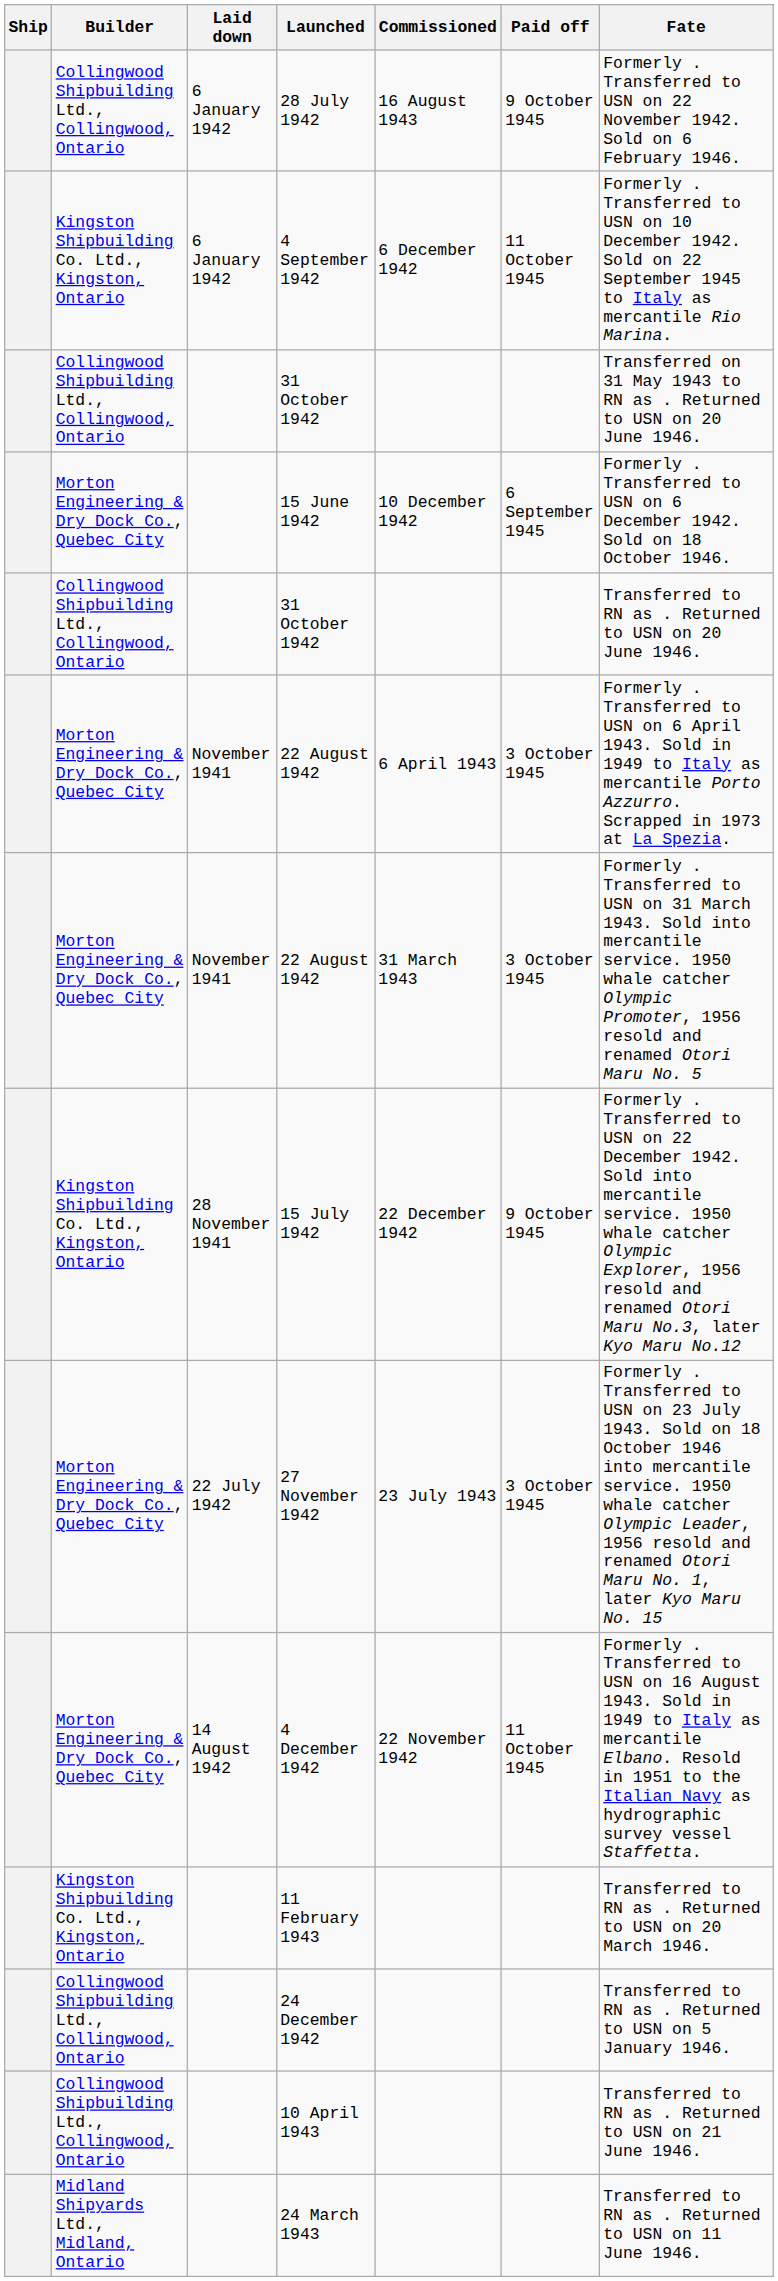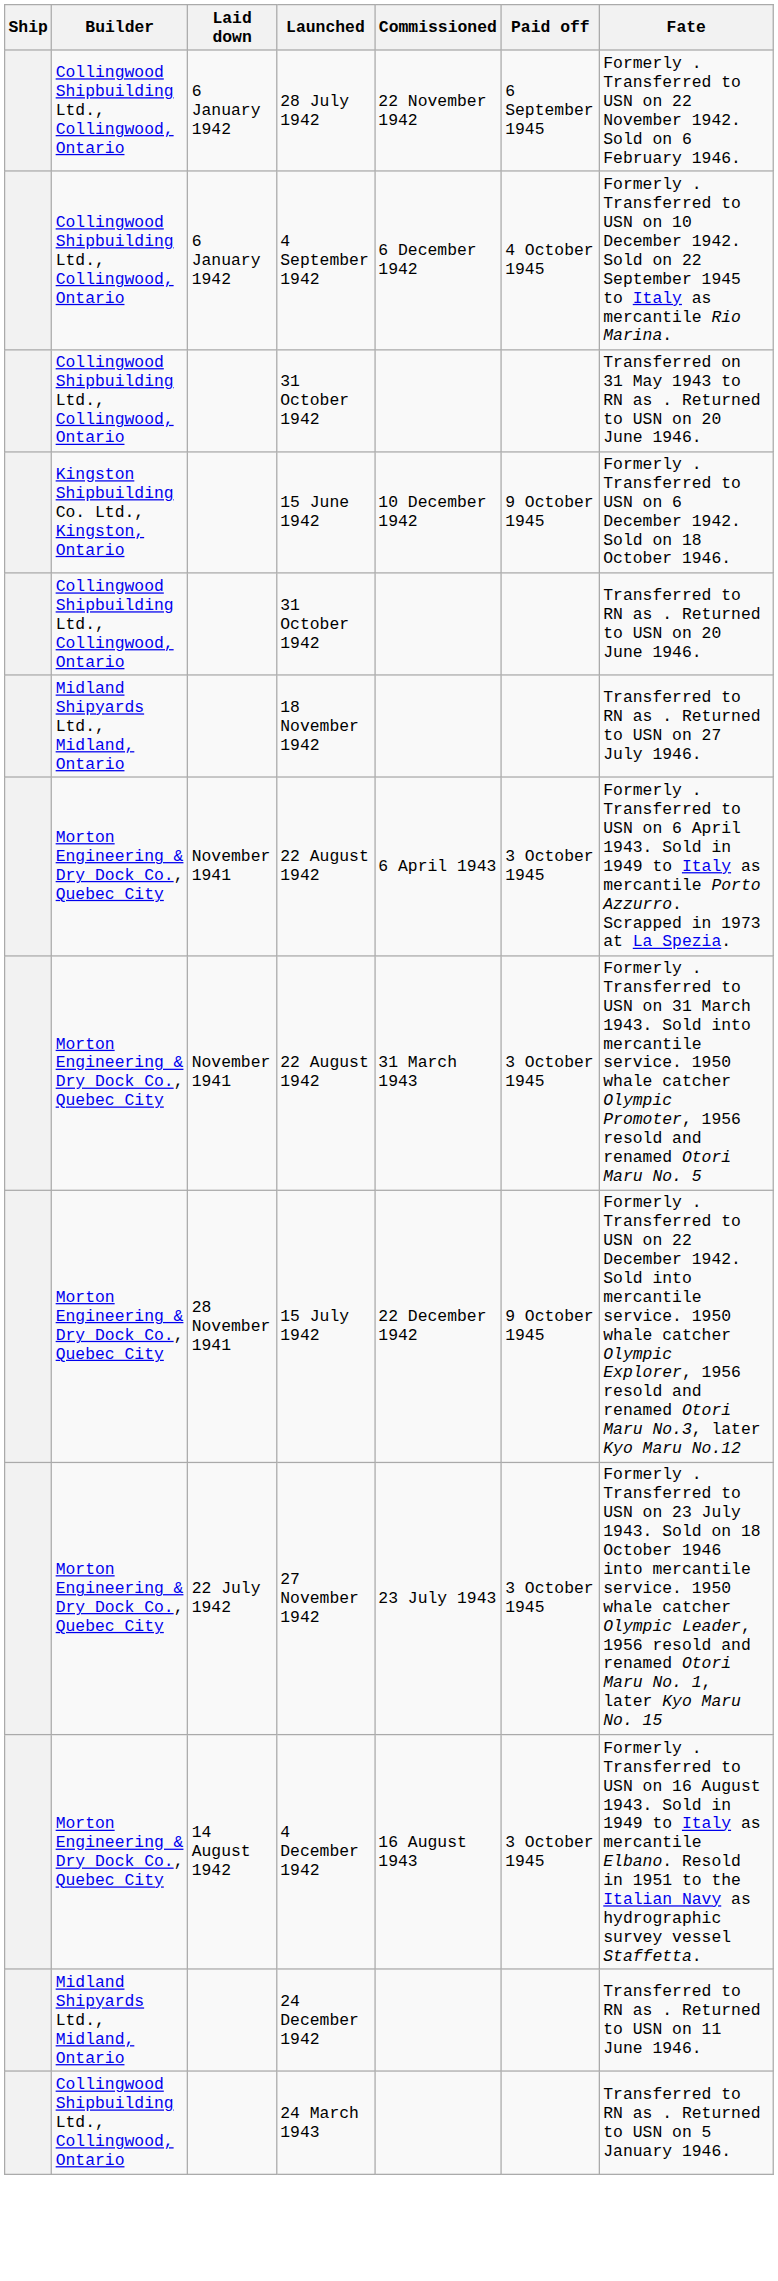(423, 111) 16 August 1943 -> (432, 111) 22 November 1942
(549, 111) 9 October 1945 -> (549, 111) 6 September 1945
(115, 260) Kingston Shipbuilding Co. Ltd., Kingston, Ontario -> (115, 260) Collingwood Shipbuilding Ltd., Collingwood, Ontario
(540, 260) 11 October 1945 -> (549, 260) 4 October 1945
(120, 512) Morton Engineering & Dry Dock Co., Quebec City -> (115, 512) Kingston Shipbuilding Co. Ltd., Kingston, Ontario
(549, 512) 6 September 1945 -> (549, 512) 9 October 1945
+ row: (232, 726)
(115, 1224) Kingston Shipbuilding Co. Ltd., Kingston, Ontario -> (120, 1326) Morton Engineering & Dry Dock Co., Quebec City
(432, 1750) 22 November 1942 -> (423, 1852) 16 August 1943
(540, 1750) 11 October 1945 -> (549, 1852) 3 October 1945
- row: (232, 1918)
(115, 2020) Collingwood Shipbuilding Ltd., Collingwood, Ontario -> (100, 2020) Midland Shipyards Ltd., Midland, Ontario
(682, 2020) Transferred to RN as . Returned to USN on 5 January 1946. -> (682, 2020) Transferred to RN as . Returned to USN on 11 June 1946.
- row: (232, 2123)
(100, 2225) Midland Shipyards Ltd., Midland, Ontario -> (115, 2123) Collingwood Shipbuilding Ltd., Collingwood, Ontario
(682, 2225) Transferred to RN as . Returned to USN on 11 June 1946. -> (682, 2123) Transferred to RN as . Returned to USN on 5 January 1946.
